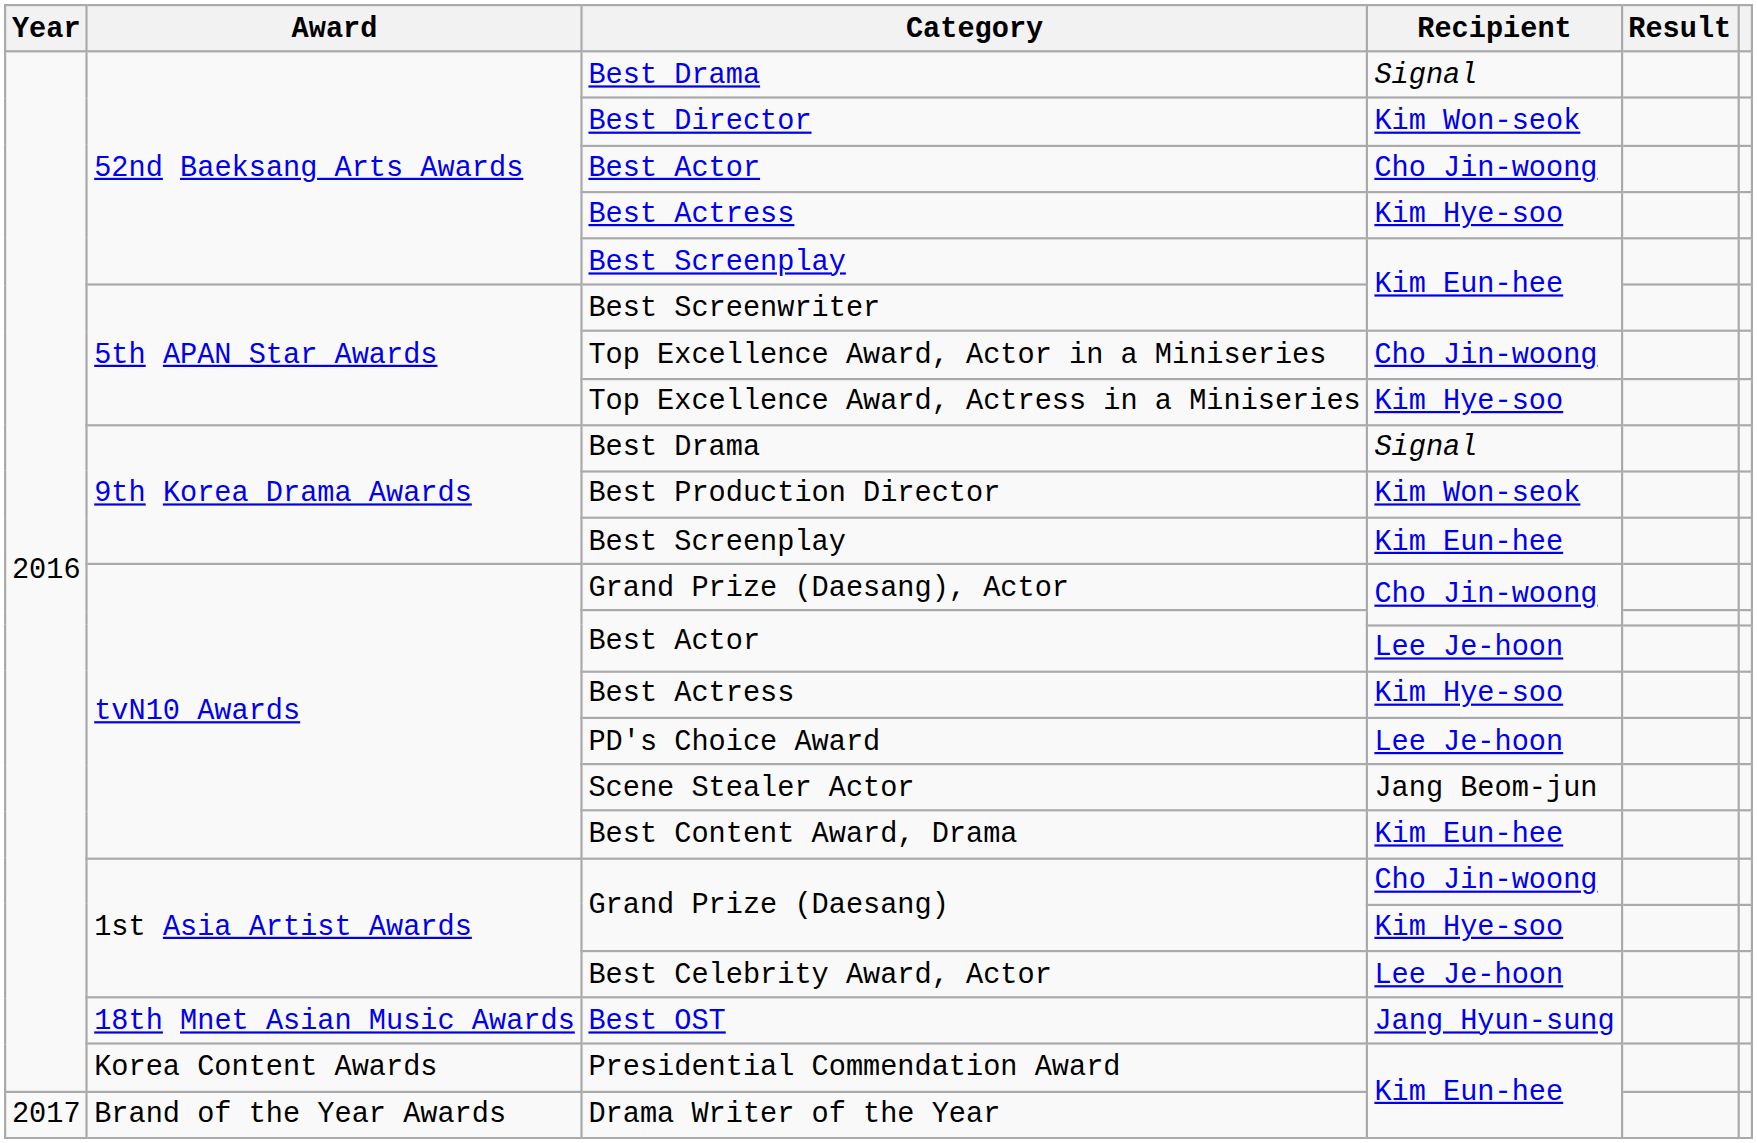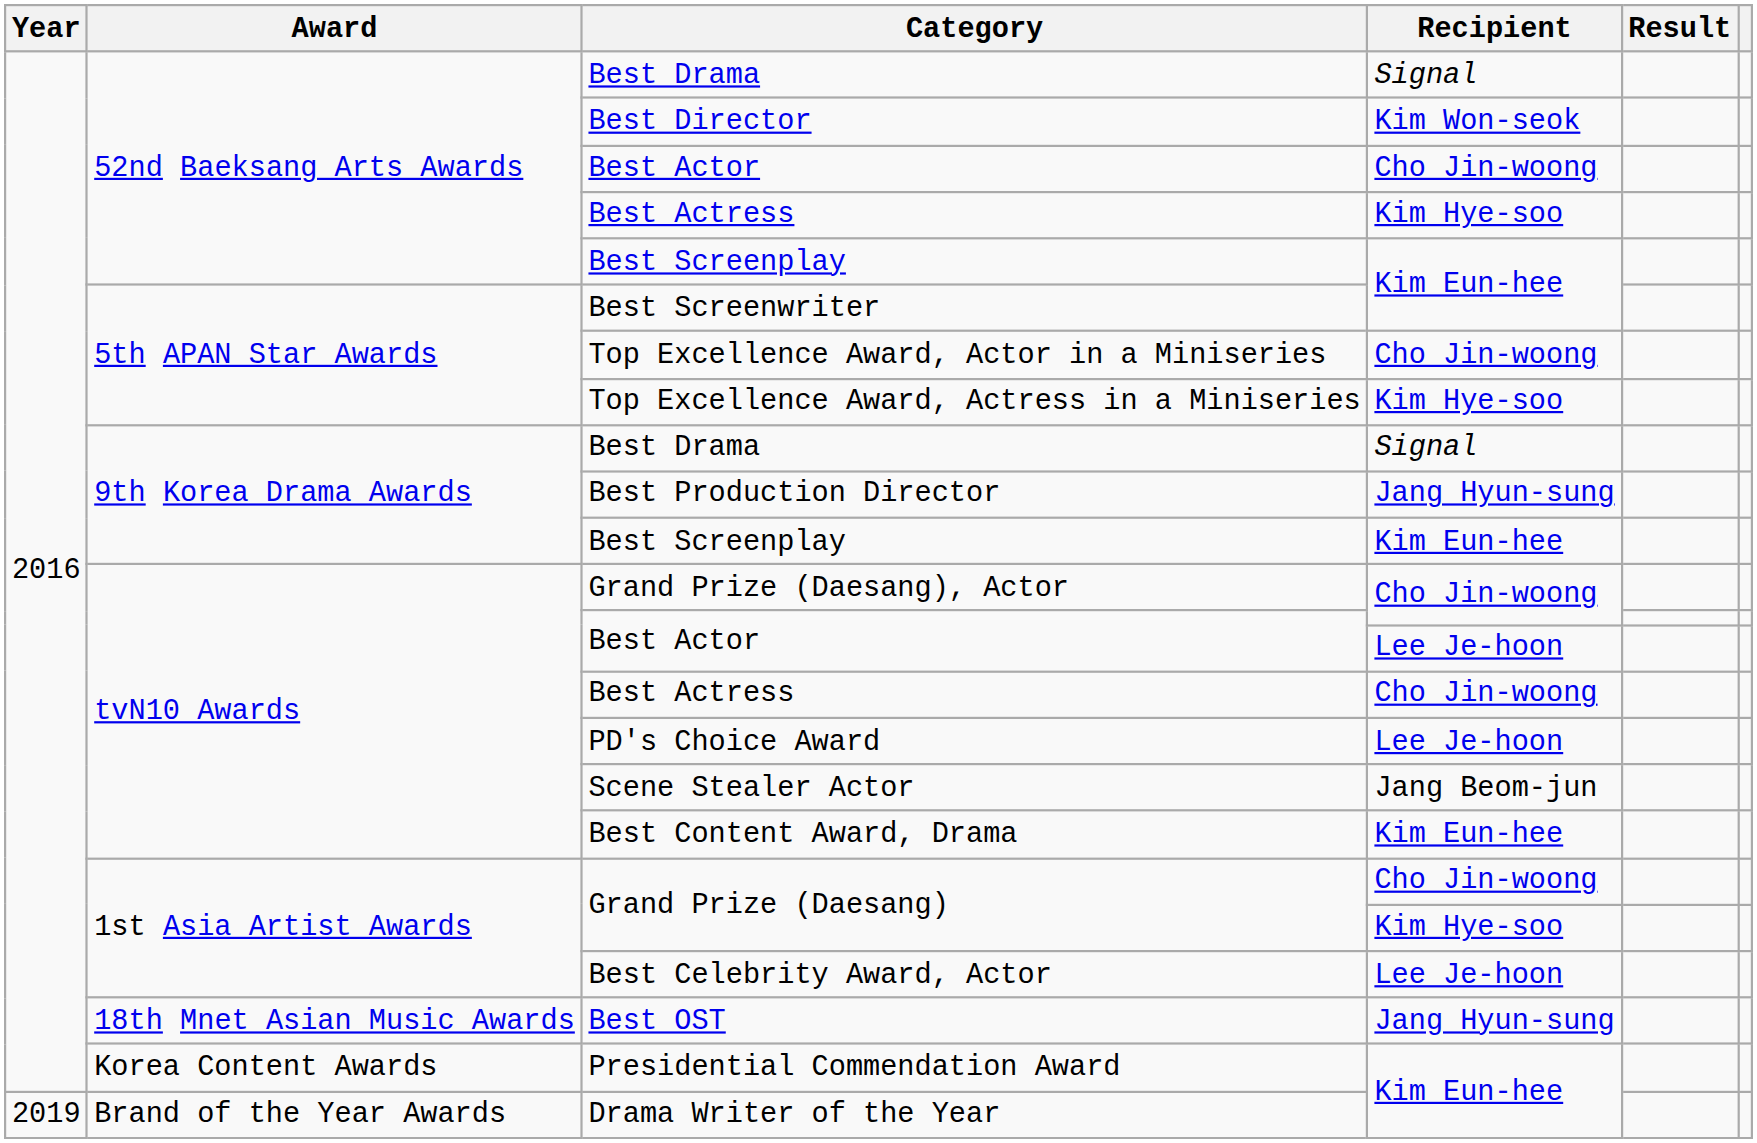(1477, 495) Kim Won-seok -> (1495, 495) Jang Hyun-sung
(1469, 695) Kim Hye-soo -> (1486, 695) Cho Jin-woong
(46, 1114) 2017 -> (46, 1114) 2019
